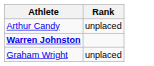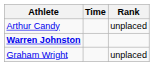+ column: (95, 12)
